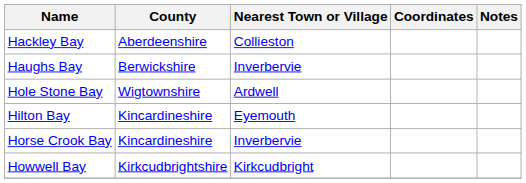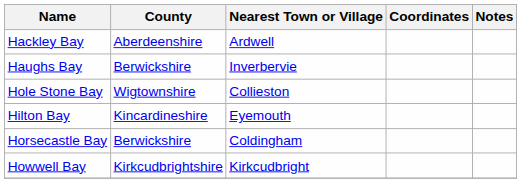(264, 41) Collieston -> (252, 41) Ardwell
(256, 91) Ardwell -> (259, 91) Collieston
+ row: (57, 140)
- row: (60, 140)
